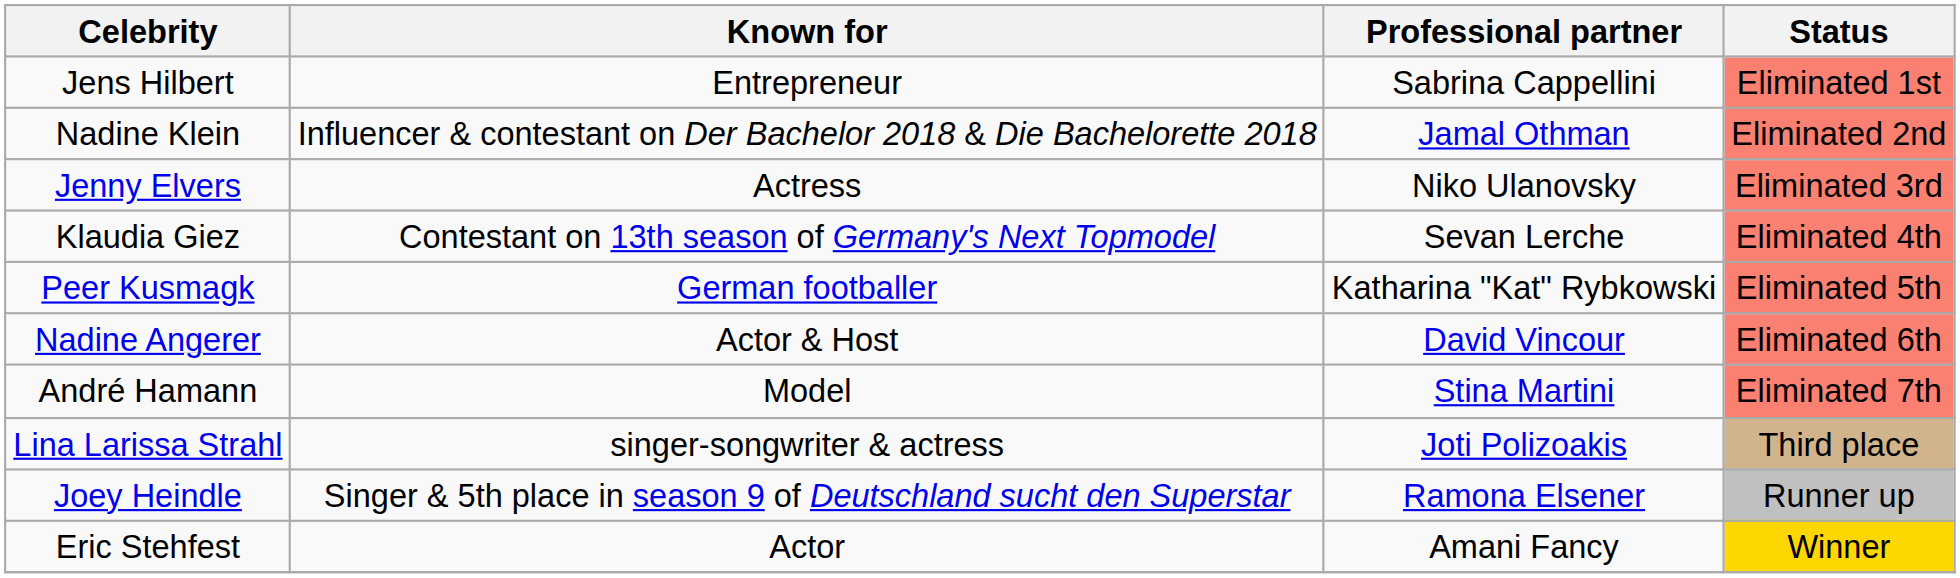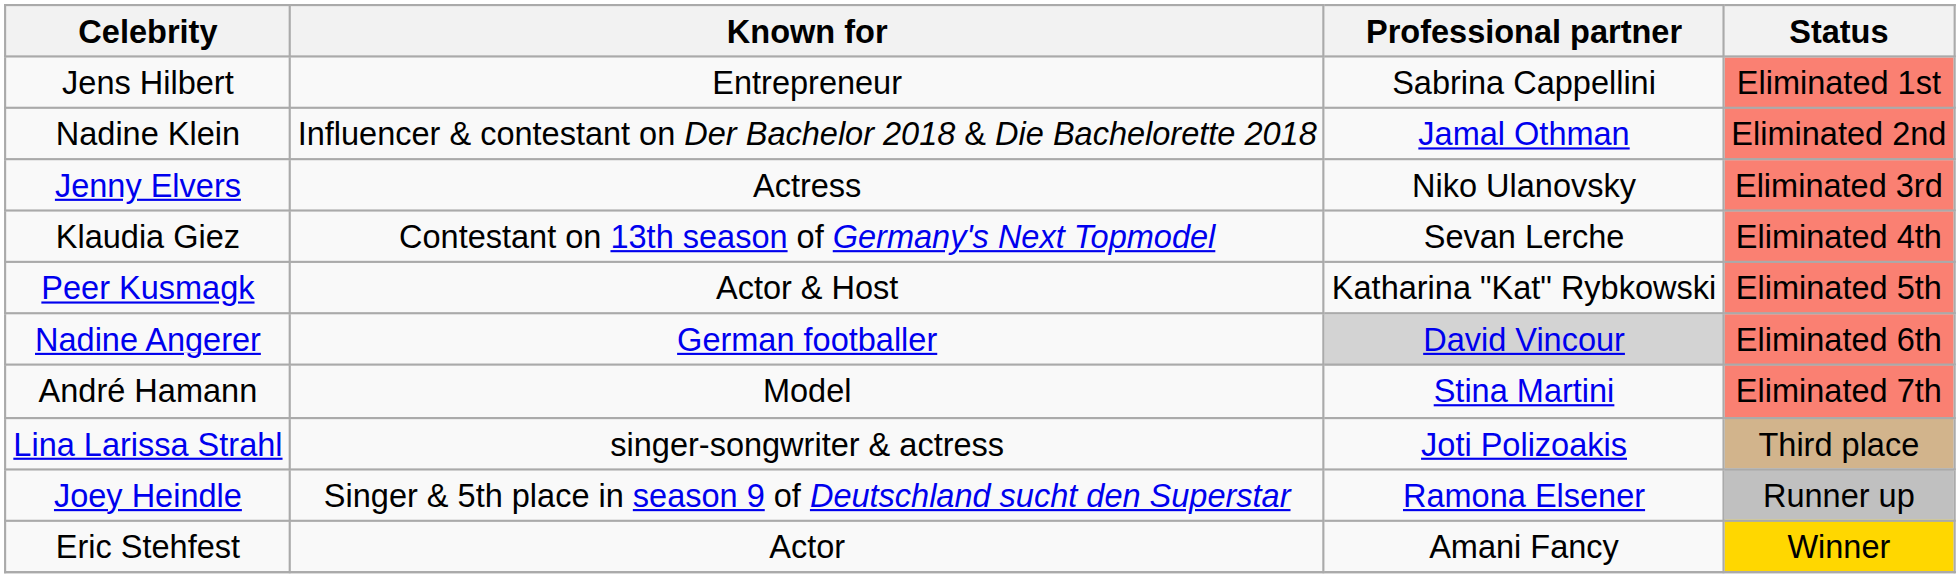(807, 288) German footballer -> (807, 288) Actor & Host
(807, 340) Actor & Host -> (807, 340) German footballer
(1524, 340) no background -> (1524, 340) lightgrey background
